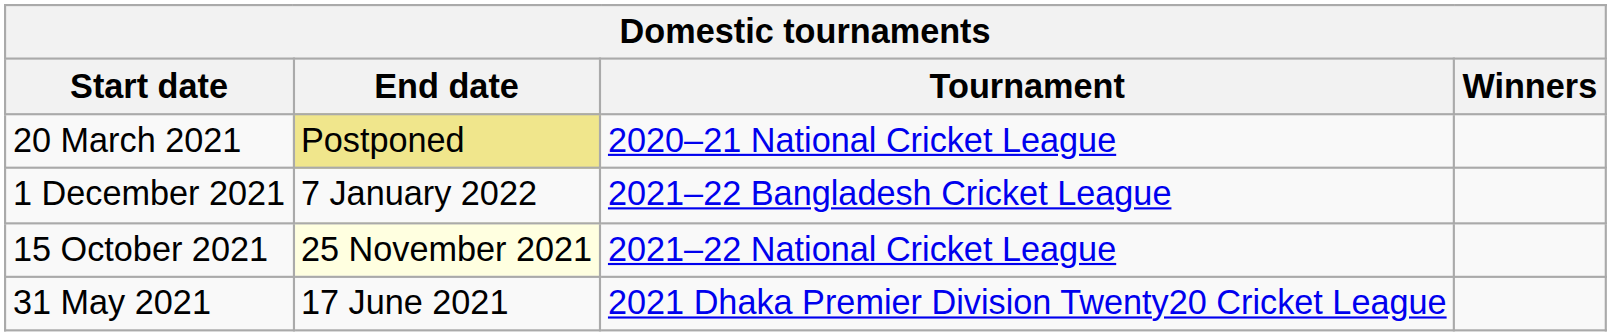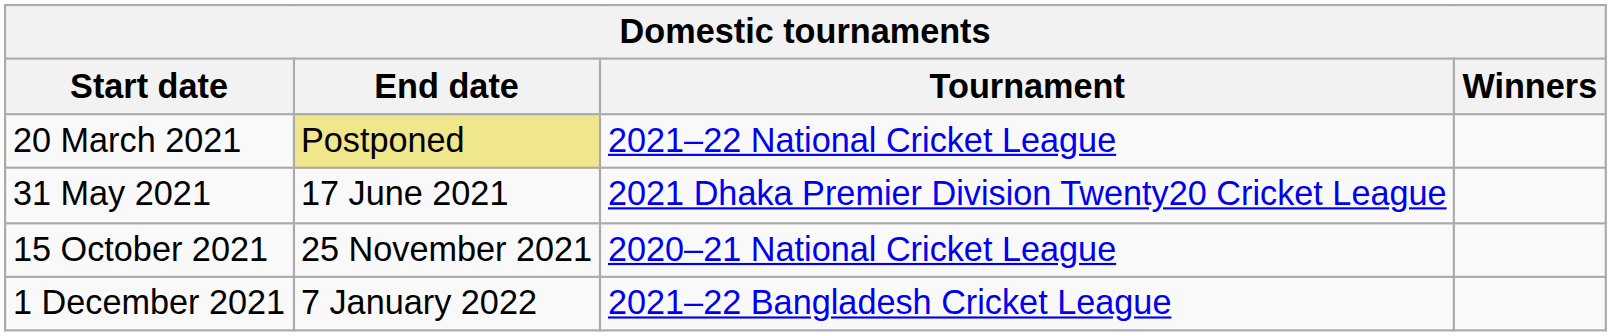(862, 140) 2020–21 National Cricket League -> (862, 140) 2021–22 National Cricket League
rows swapped: (112, 303) <-> (149, 194)
(447, 248) lightyellow background -> (447, 248) no background
(862, 248) 2021–22 National Cricket League -> (862, 248) 2020–21 National Cricket League
